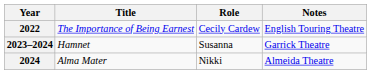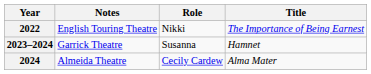columns swapped: (126, 12) <-> (314, 12)
(229, 28) Cecily Cardew -> (173, 28) Nikki
(210, 61) Nikki -> (192, 61) Cecily Cardew
